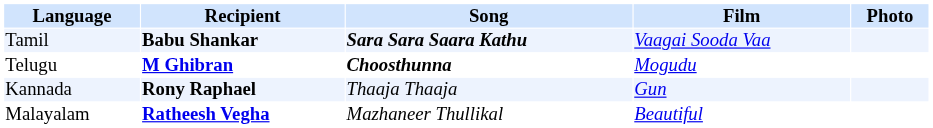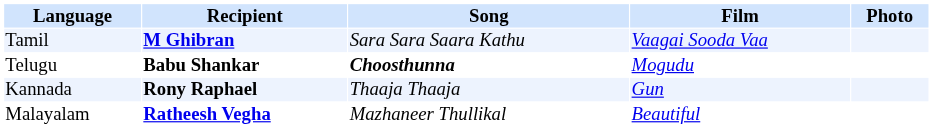(200, 40) Babu Shankar -> (189, 40) M Ghibran
(437, 40) bold -> (437, 40) normal
(188, 64) M Ghibran -> (201, 64) Babu Shankar
